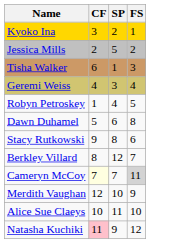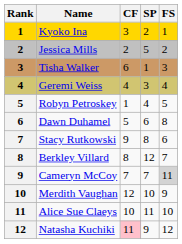+ column: (20, 13)
(94, 175) lightyellow background -> (126, 175) no background
